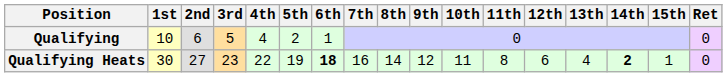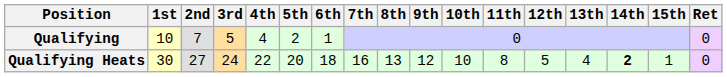(197, 38) 6 -> (197, 38) 7
(230, 61) 23 -> (230, 61) 24
(295, 61) 19 -> (295, 61) 20
(328, 61) bold -> (328, 61) normal
(393, 61) 14 -> (393, 61) 13
(463, 61) 11 -> (463, 61) 10
(545, 61) 6 -> (545, 61) 5
